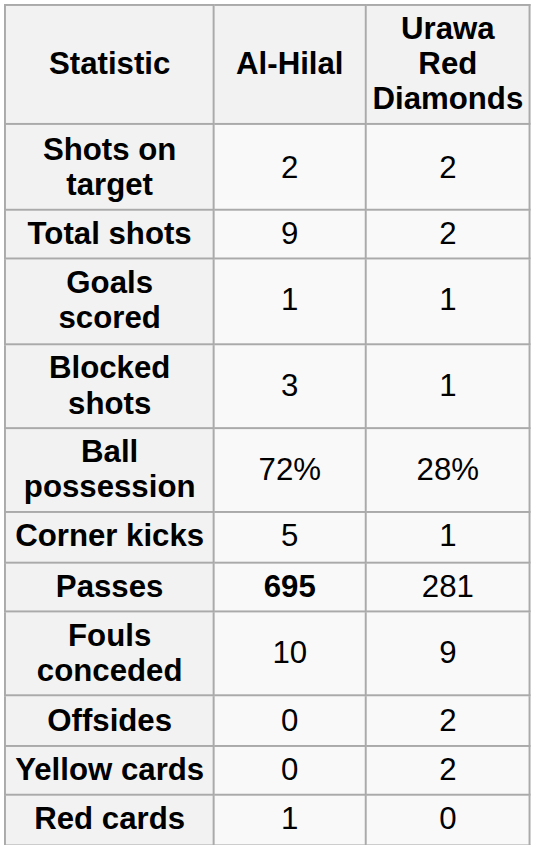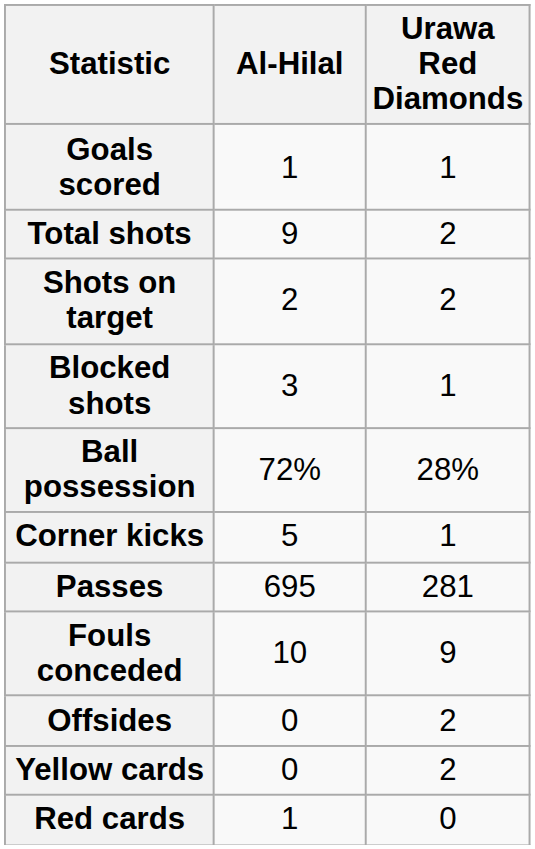rows swapped: (110, 300) <-> (110, 166)
(290, 586) bold -> (290, 586) normal
